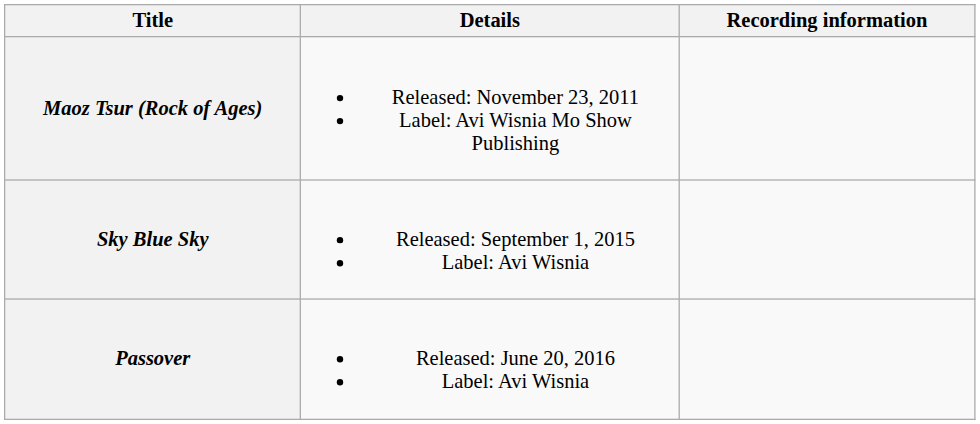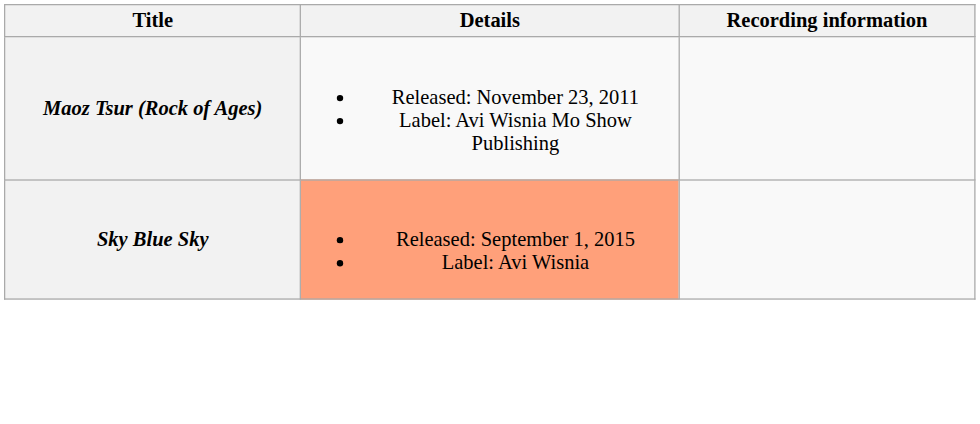(490, 251) no background -> (490, 251) lightsalmon background
- row: (153, 358)
